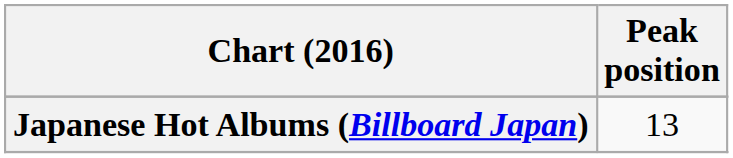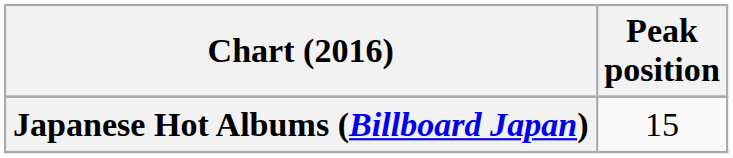(662, 123) 13 -> (662, 123) 15
